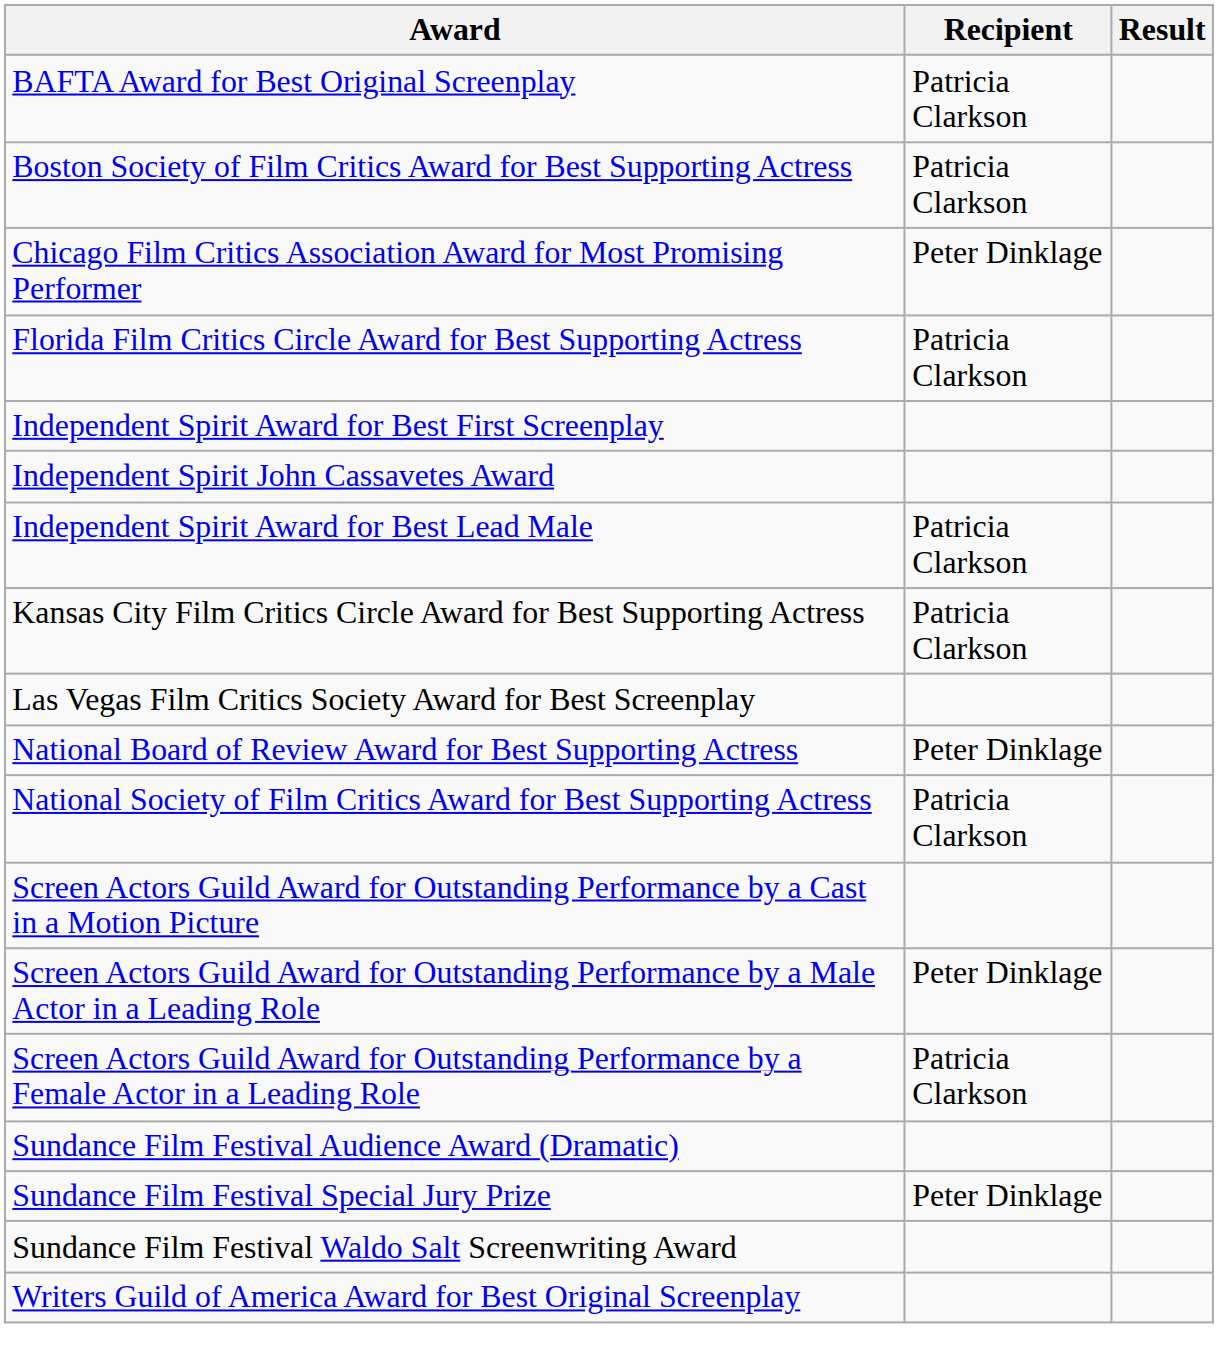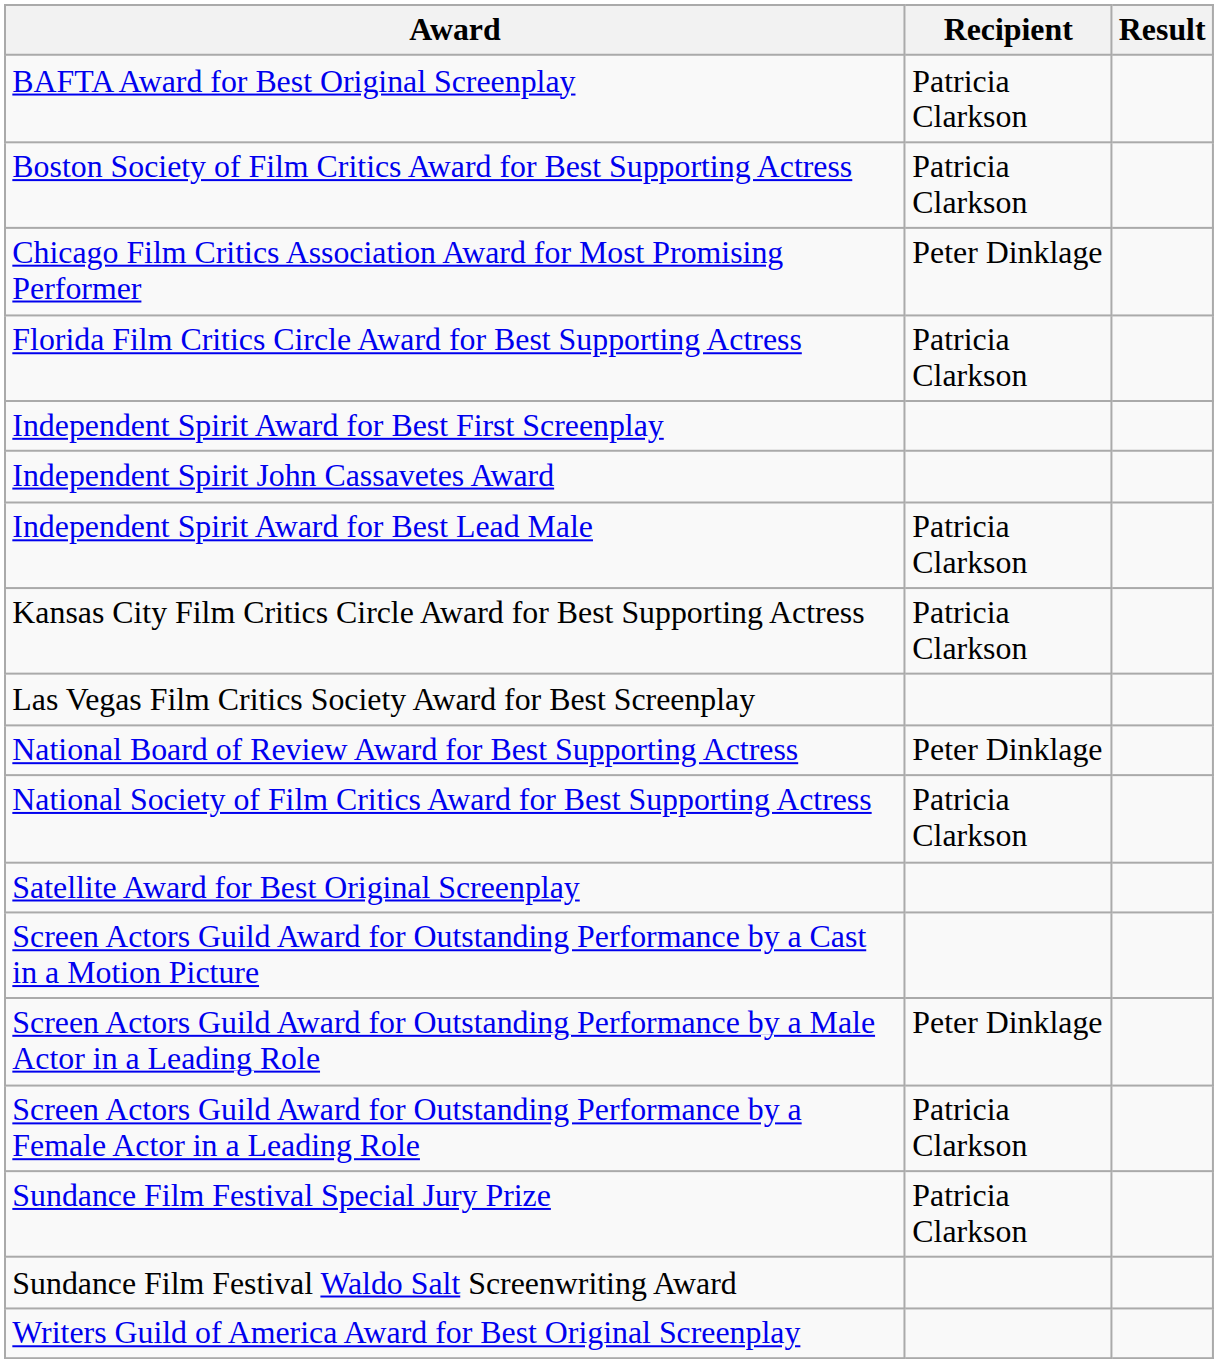+ row: (296, 886)
- row: (346, 1145)
(1007, 1195) Peter Dinklage -> (970, 1213) Patricia Clarkson
